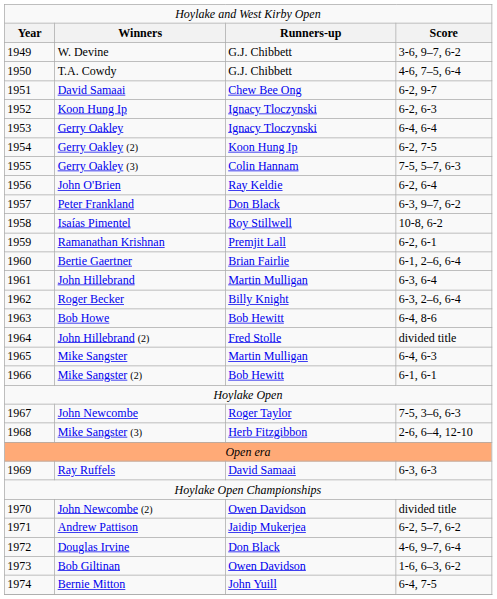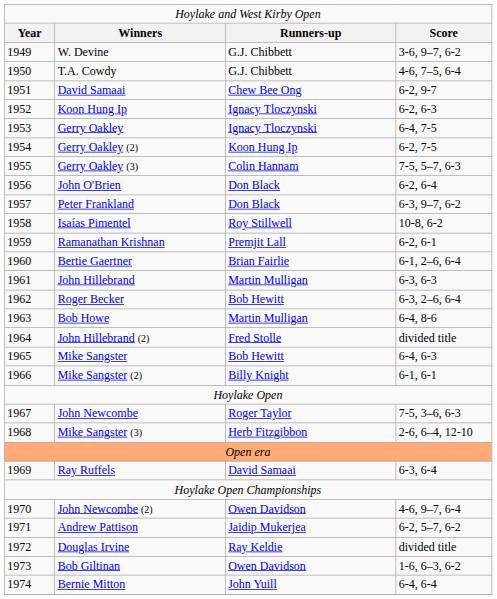(418, 128) 6-4, 6-4 -> (418, 128) 6-4, 7-5
(255, 185) Ray Keldie -> (254, 185) Don Black
(418, 280) 6-3, 6-4 -> (418, 280) 6-3, 6-3
(258, 299) Billy Knight -> (256, 299) Bob Hewitt
(256, 318) Bob Hewitt -> (268, 318) Martin Mulligan
(268, 356) Martin Mulligan -> (256, 356) Bob Hewitt
(256, 375) Bob Hewitt -> (258, 375) Billy Knight
(418, 470) 6-3, 6-3 -> (418, 470) 6-3, 6-4
(428, 508) divided title -> (430, 508) 4-6, 9–7, 6-4
(254, 546) Don Black -> (255, 546) Ray Keldie
(430, 546) 4-6, 9–7, 6-4 -> (428, 546) divided title
(418, 584) 6-4, 7-5 -> (418, 584) 6-4, 6-4
